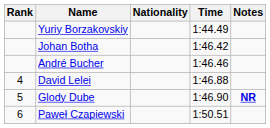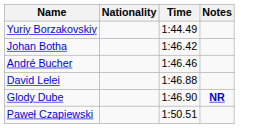- column: (20, 13)
